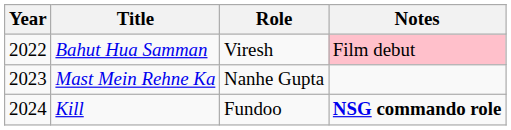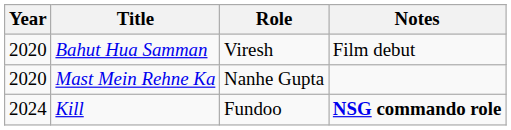(28, 49) 2022 -> (28, 49) 2020
(374, 49) pink background -> (374, 49) no background
(28, 79) 2023 -> (28, 79) 2020
